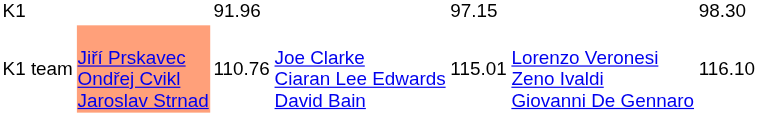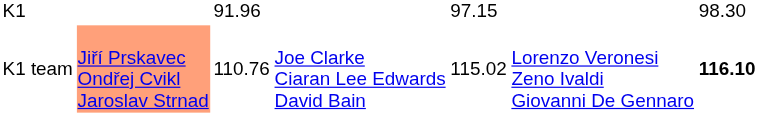(479, 68) 115.01 -> (479, 68) 115.02
(727, 68) normal -> (727, 68) bold
